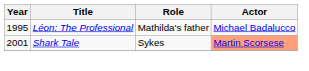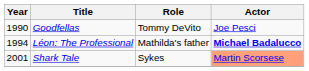+ row: (56, 27)
(17, 27) 1995 -> (17, 43) 1994
(254, 27) normal -> (257, 43) bold
